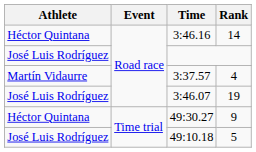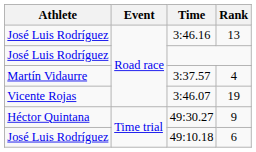(48, 35) Héctor Quintana -> (58, 35) José Luis Rodríguez
(234, 35) 14 -> (234, 35) 13
(58, 96) José Luis Rodríguez -> (42, 96) Vicente Rojas
(234, 137) 5 -> (234, 137) 6
